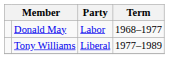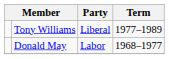rows swapped: (40, 29) <-> (45, 45)
